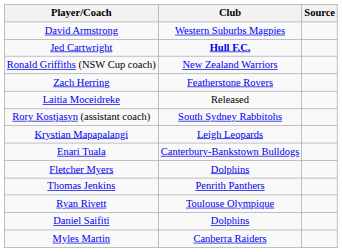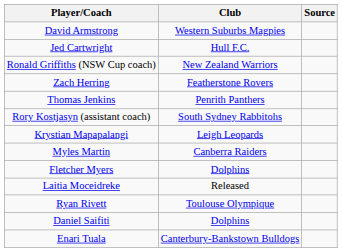(230, 48) bold -> (230, 48) normal
rows swapped: (81, 186) <-> (81, 100)
rows swapped: (81, 238) <-> (81, 152)
